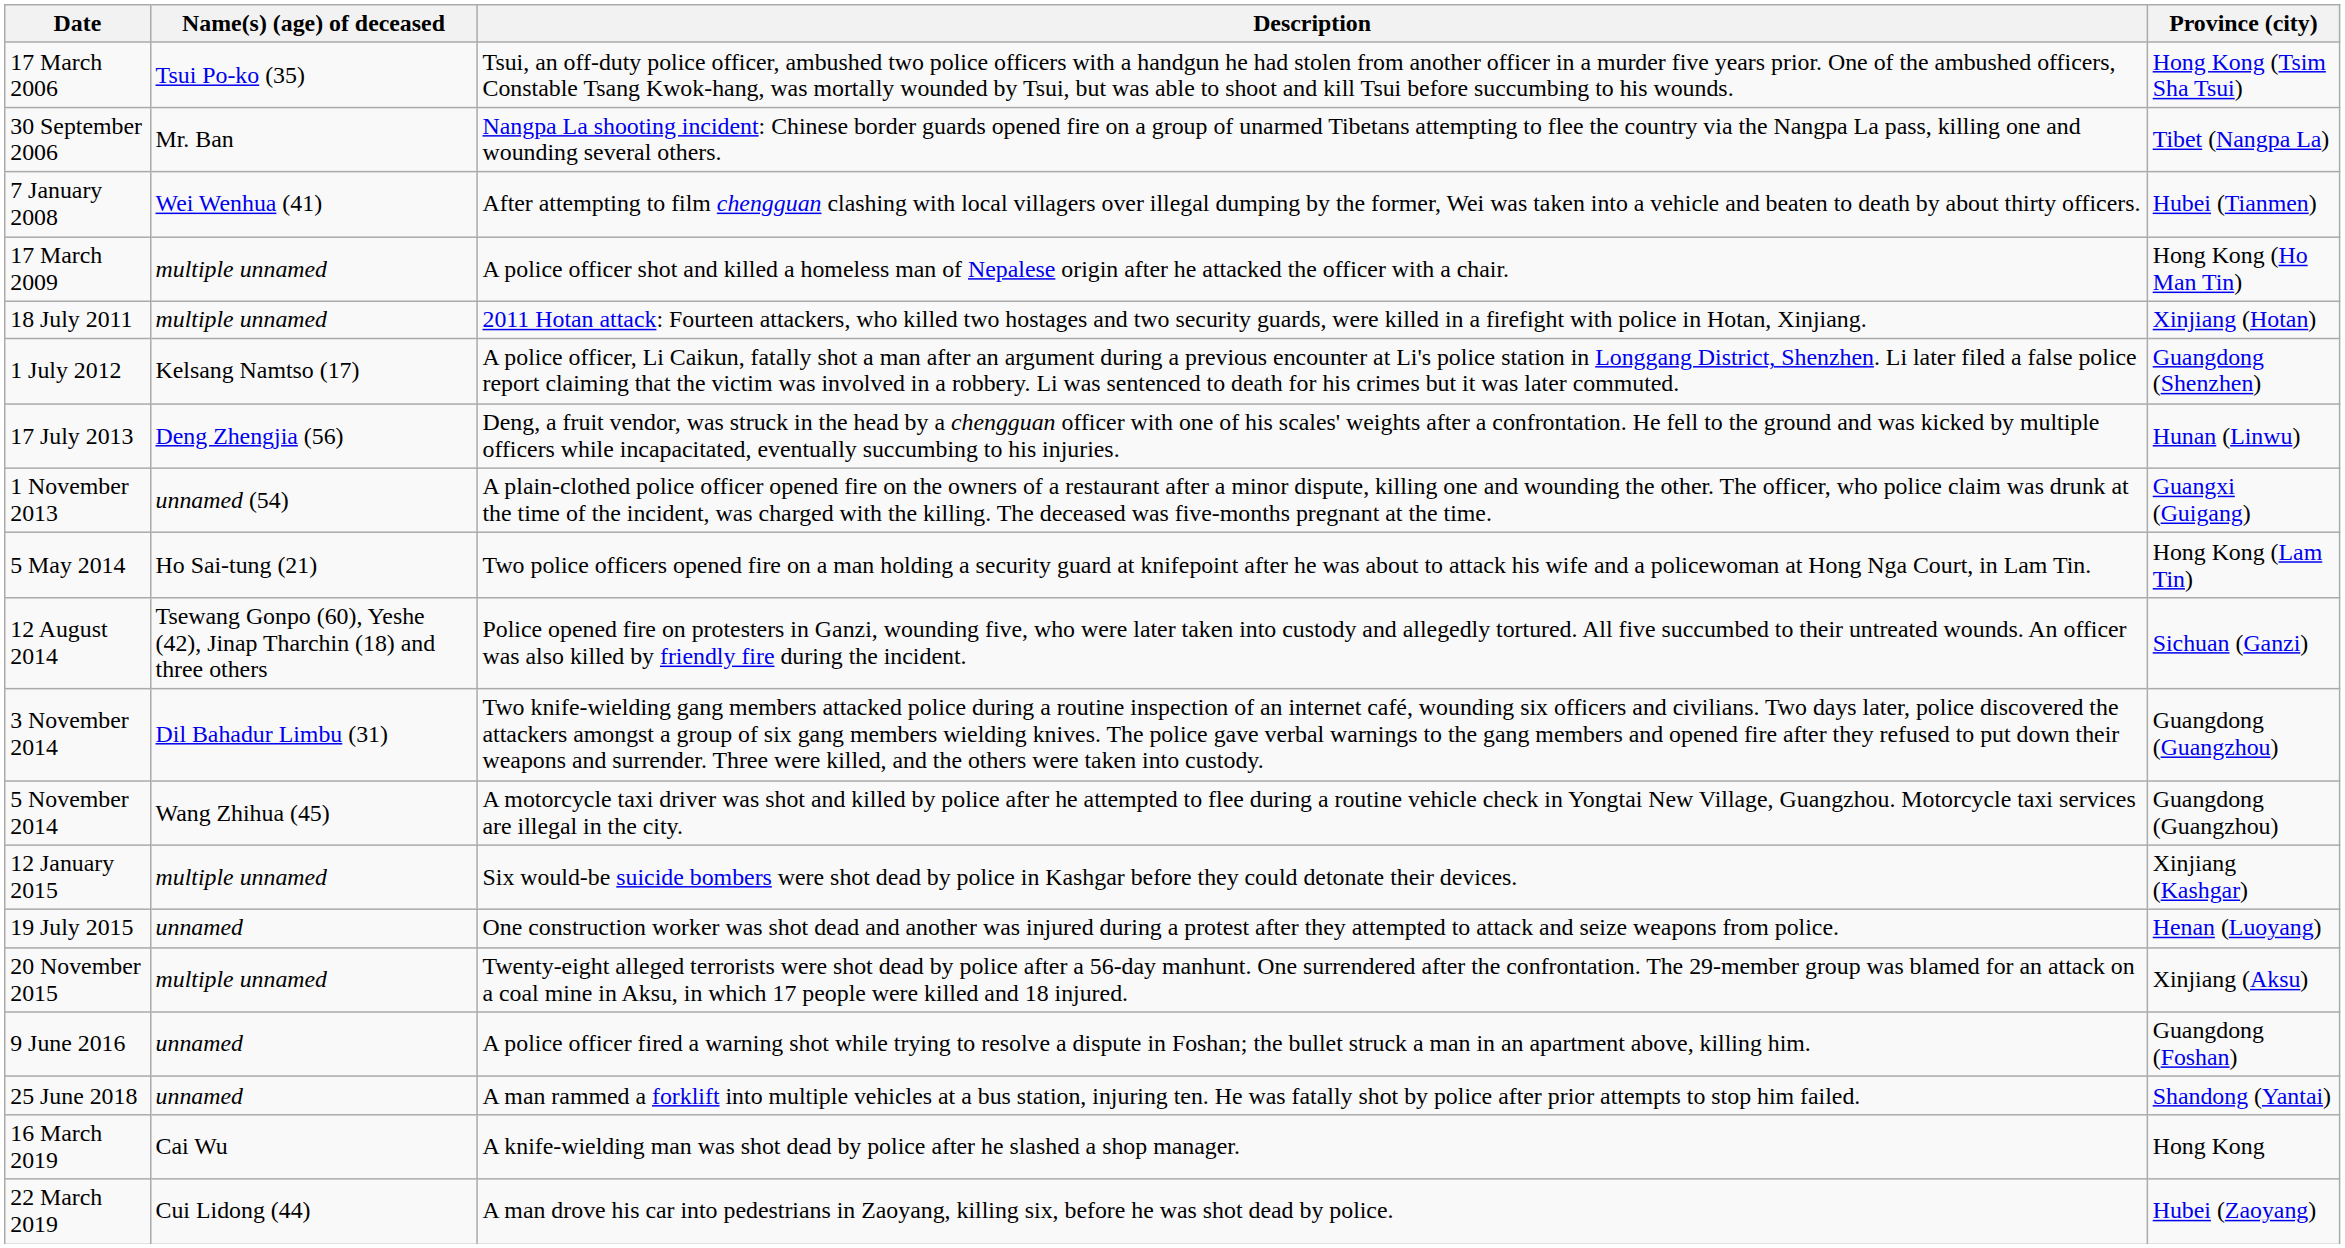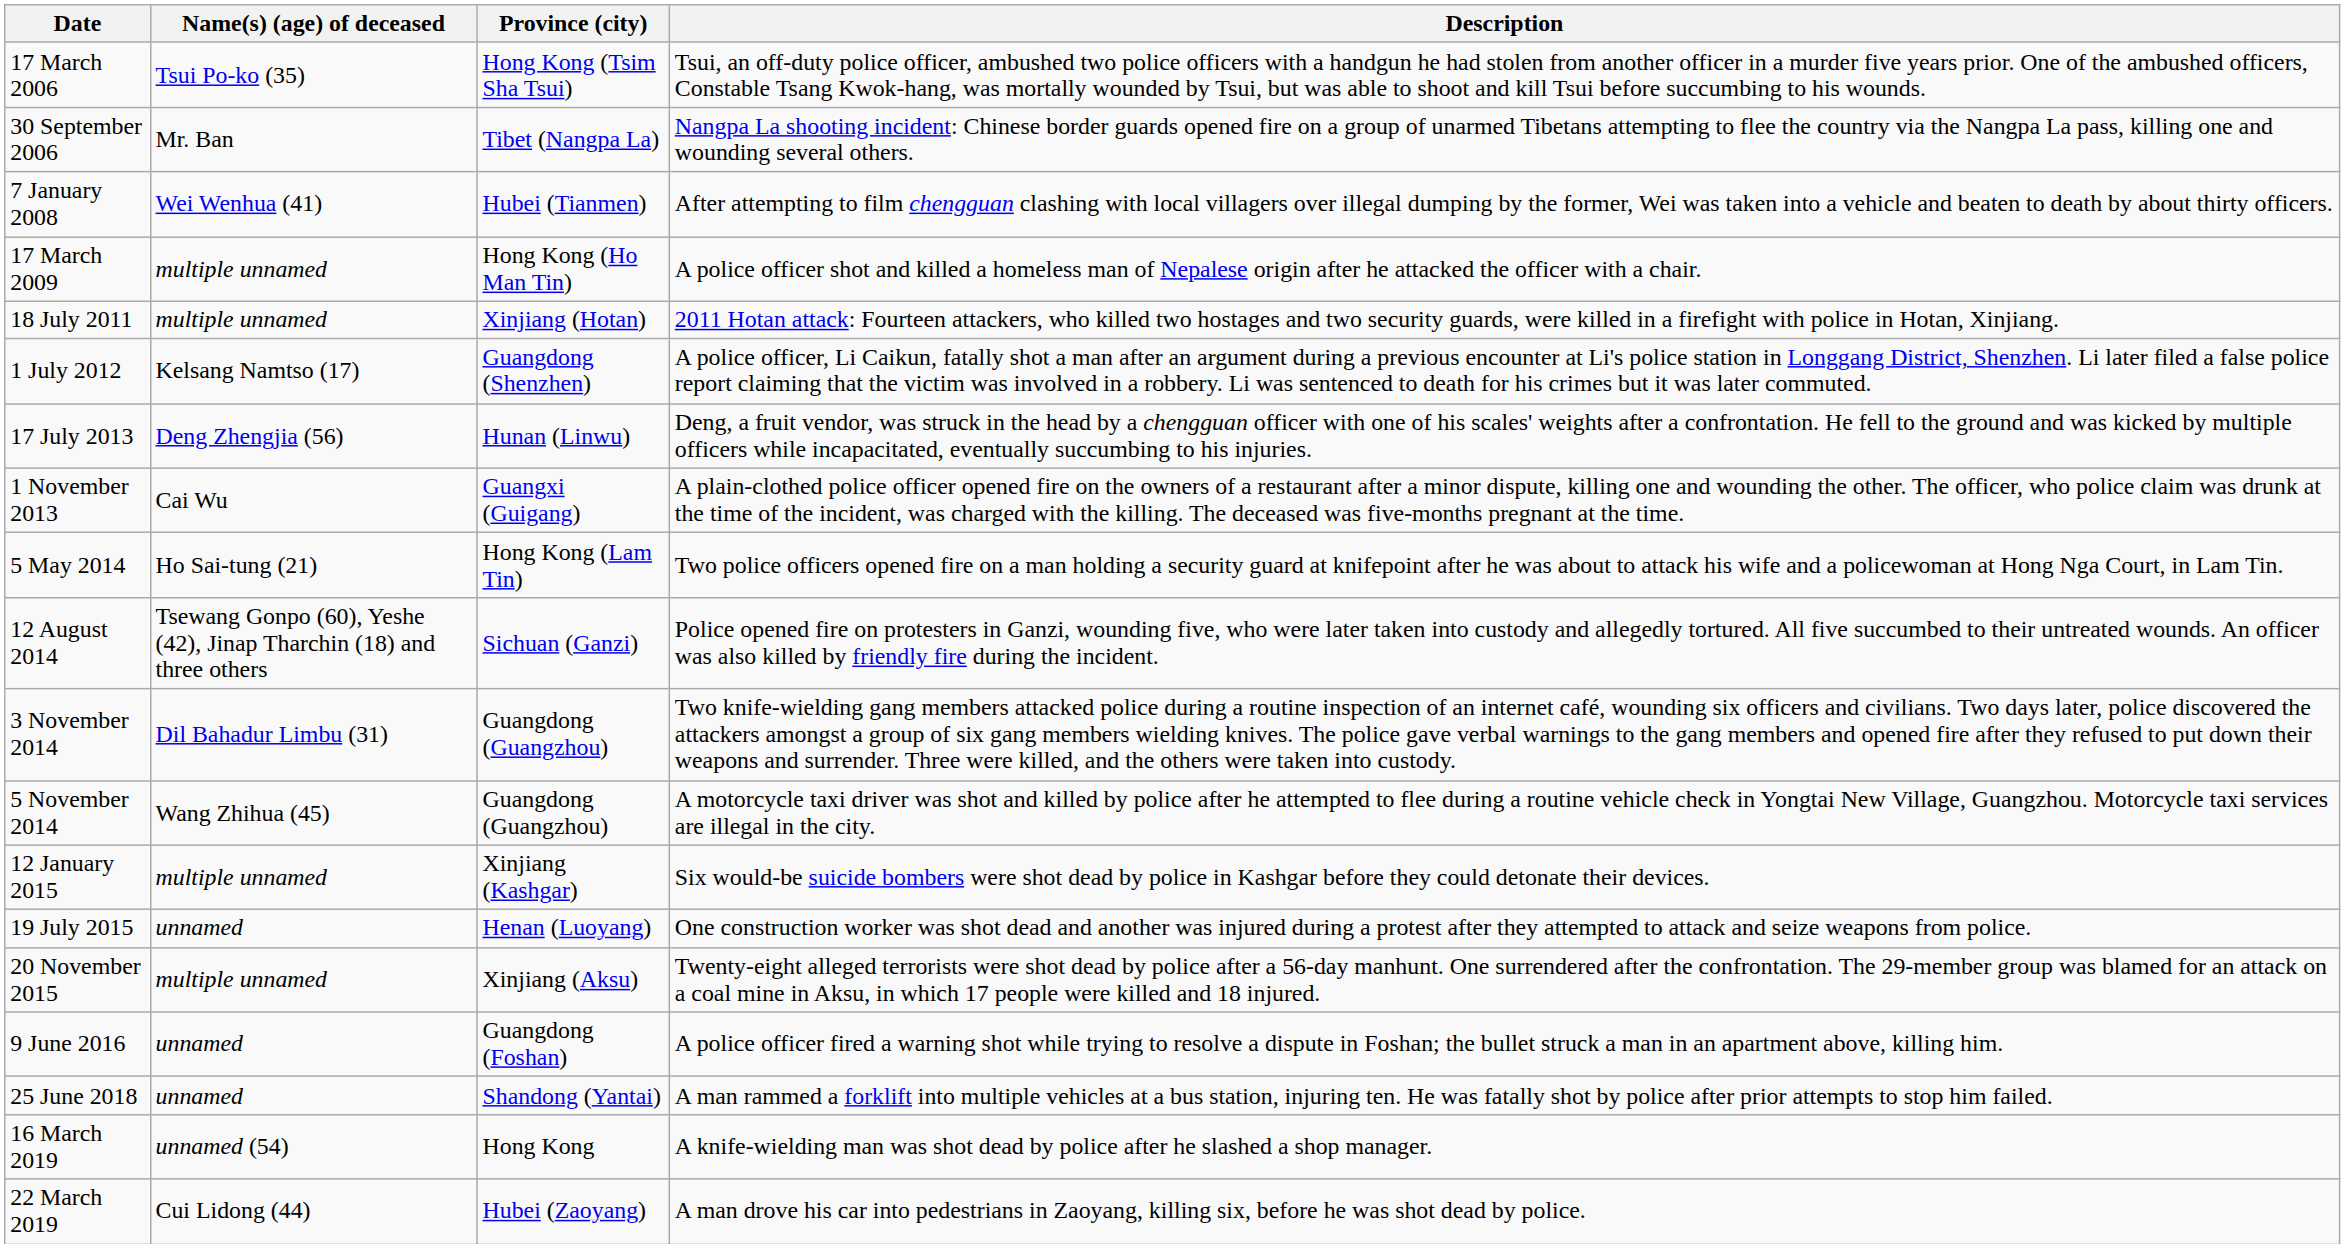columns swapped: (2243, 23) <-> (1312, 23)
(222, 500) unnamed (54) -> (192, 500) Cai Wu
(192, 1146) Cai Wu -> (222, 1146) unnamed (54)
